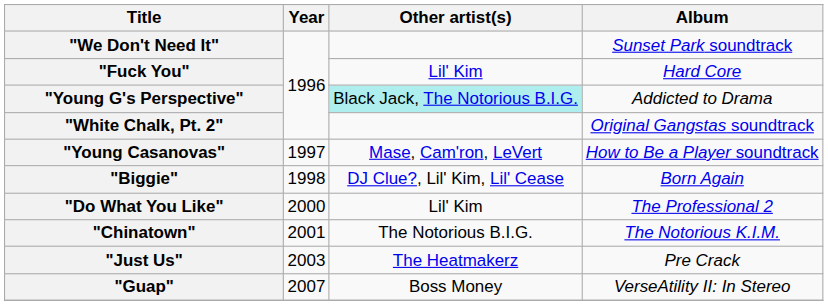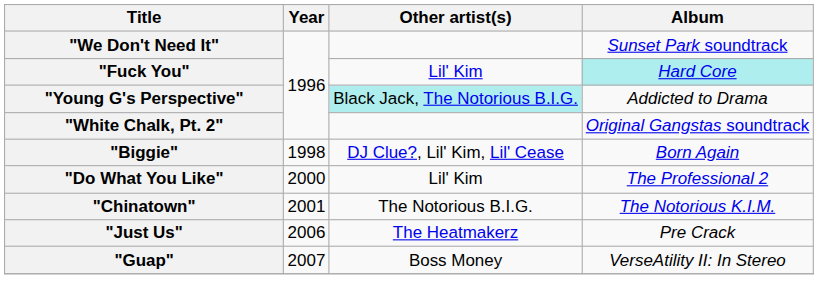(702, 71) no background -> (697, 71) paleturquoise background
- row: (144, 152)
(306, 260) 2003 -> (306, 233) 2006
